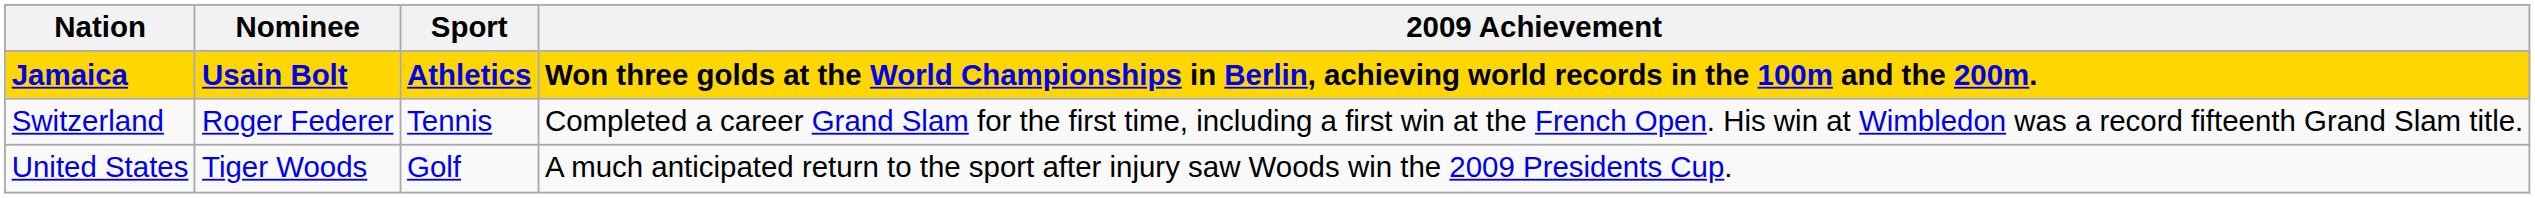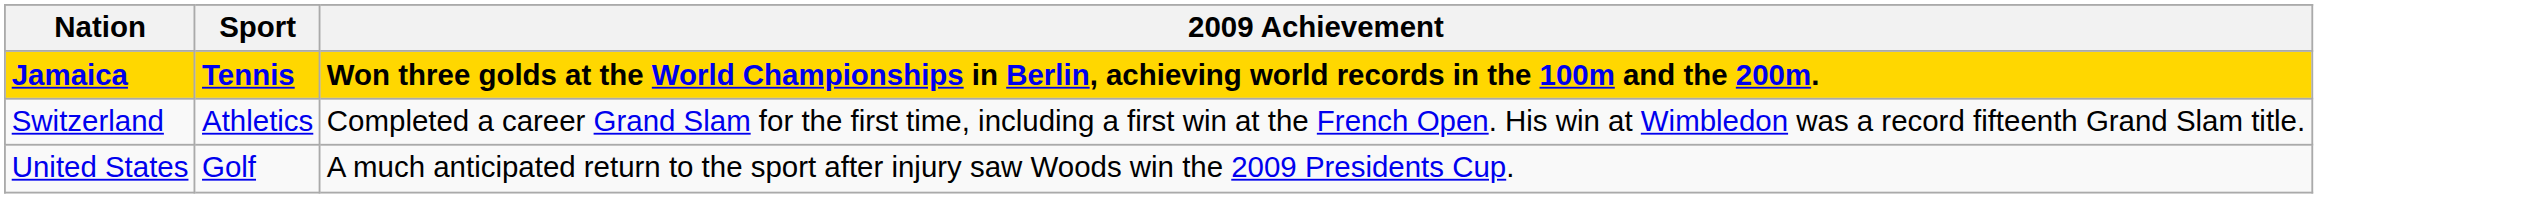- column: (298, 27)
(469, 74) Athletics -> (248, 74) Tennis
(450, 121) Tennis -> (258, 121) Athletics
